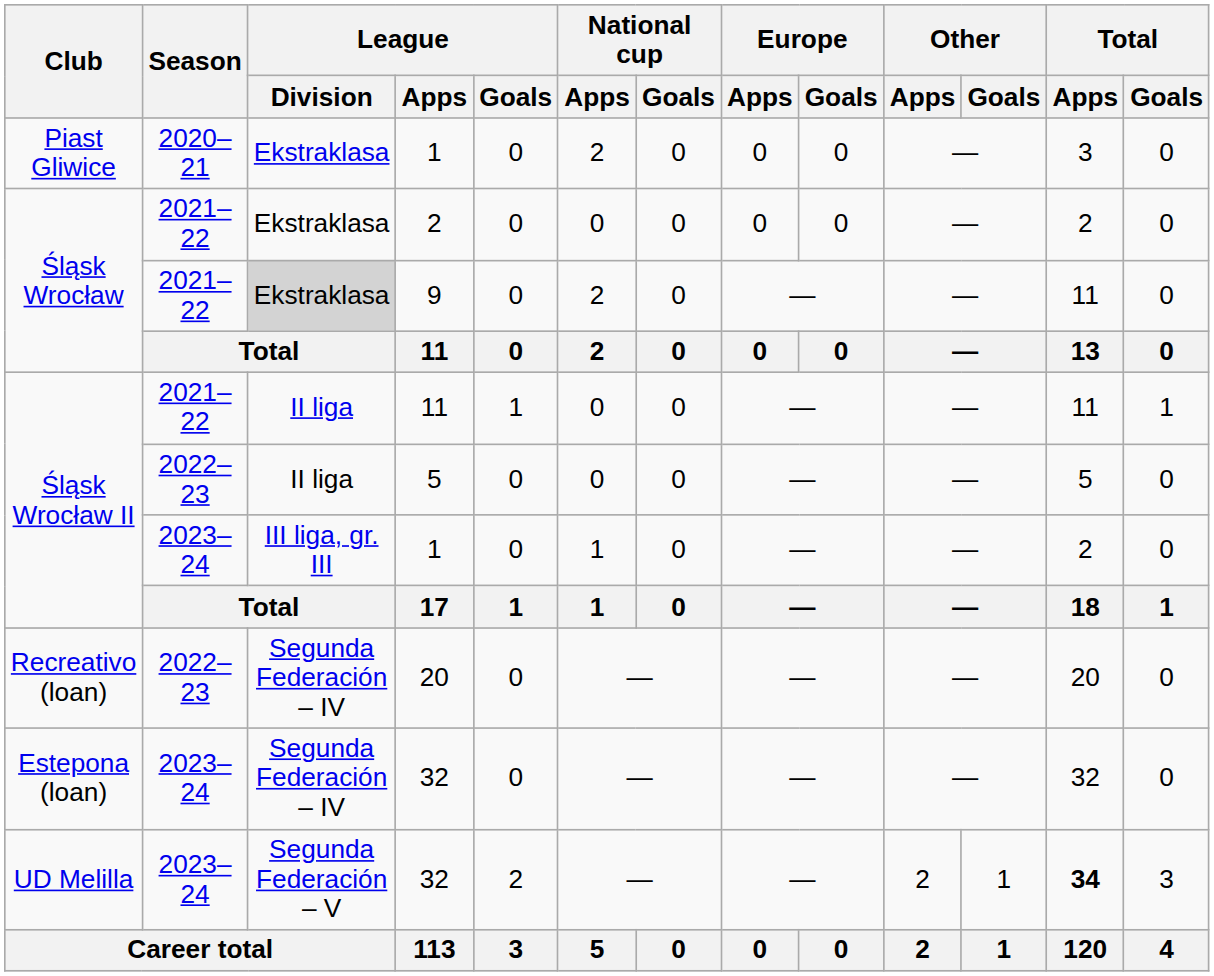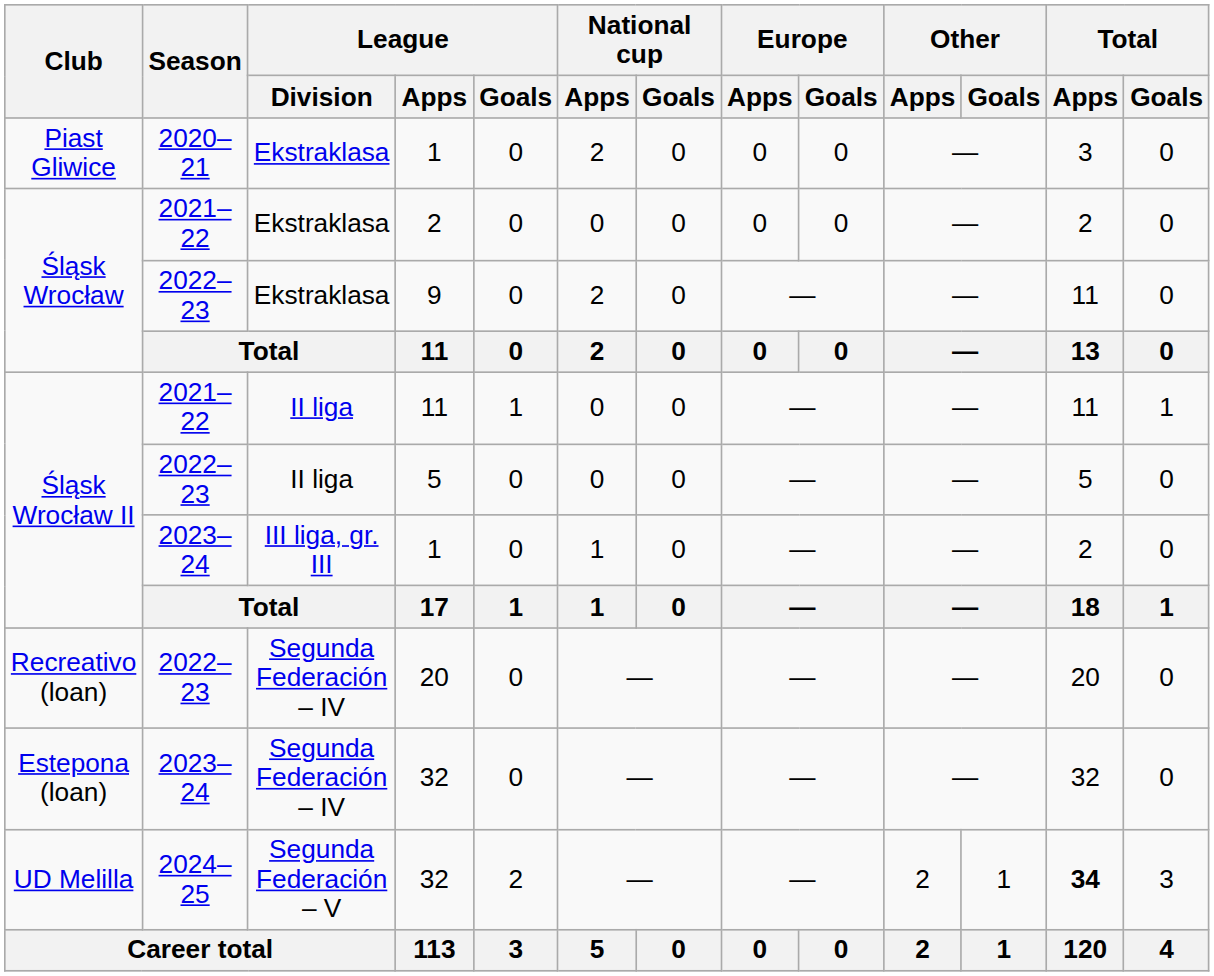(195, 295) 2021–22 -> (195, 295) 2022–23
(322, 295) lightgrey background -> (322, 295) no background
(195, 878) 2023–24 -> (195, 878) 2024–25
